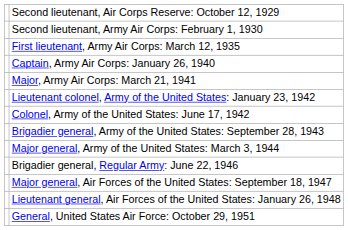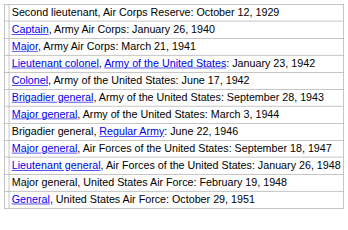- row: (137, 30)
- row: (126, 47)
+ row: (149, 183)
